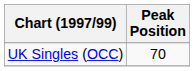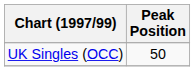(158, 54) 70 -> (158, 54) 50
